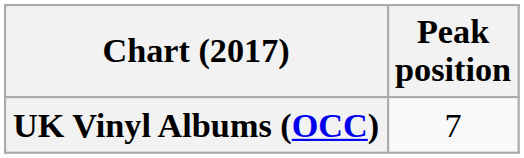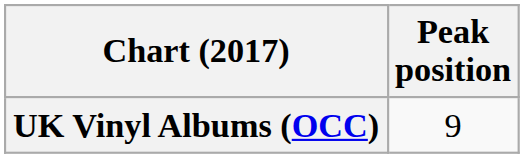(453, 124) 7 -> (453, 124) 9
